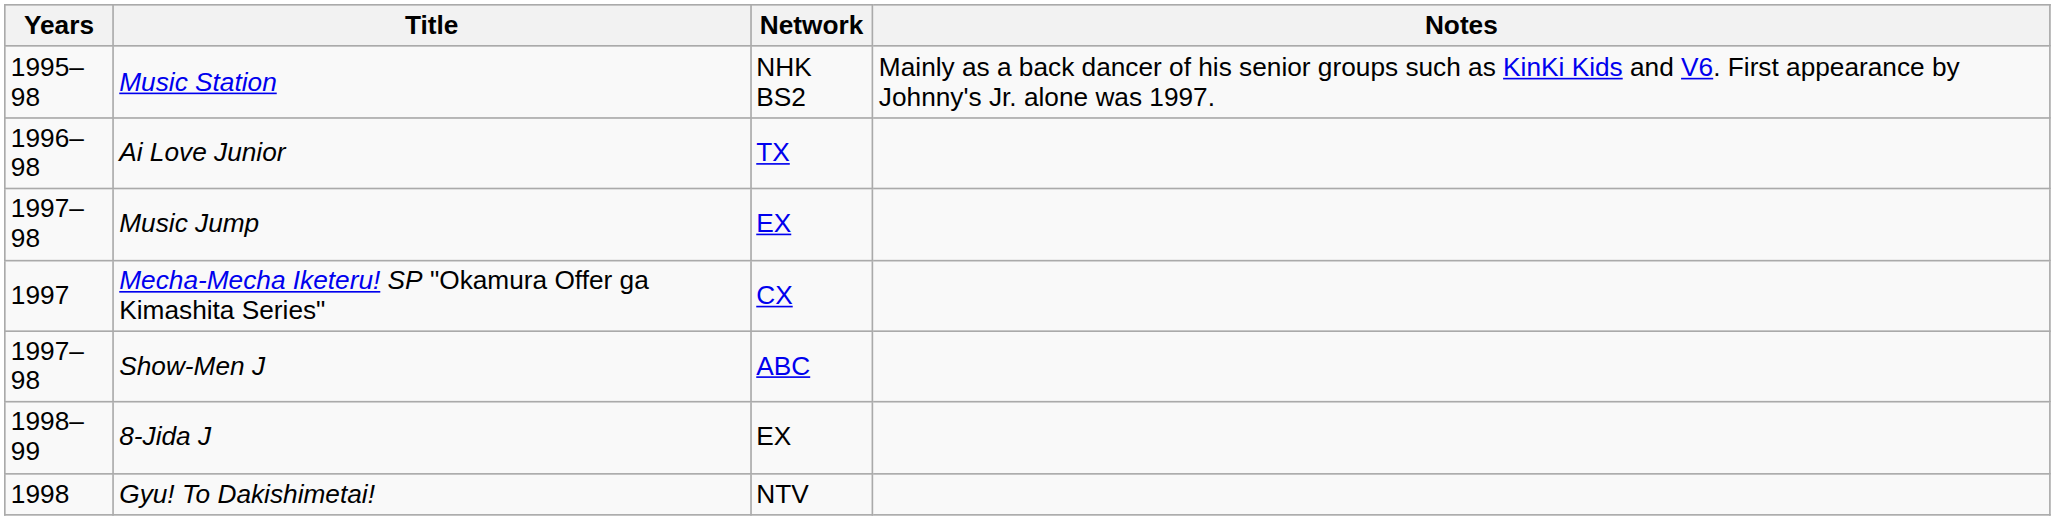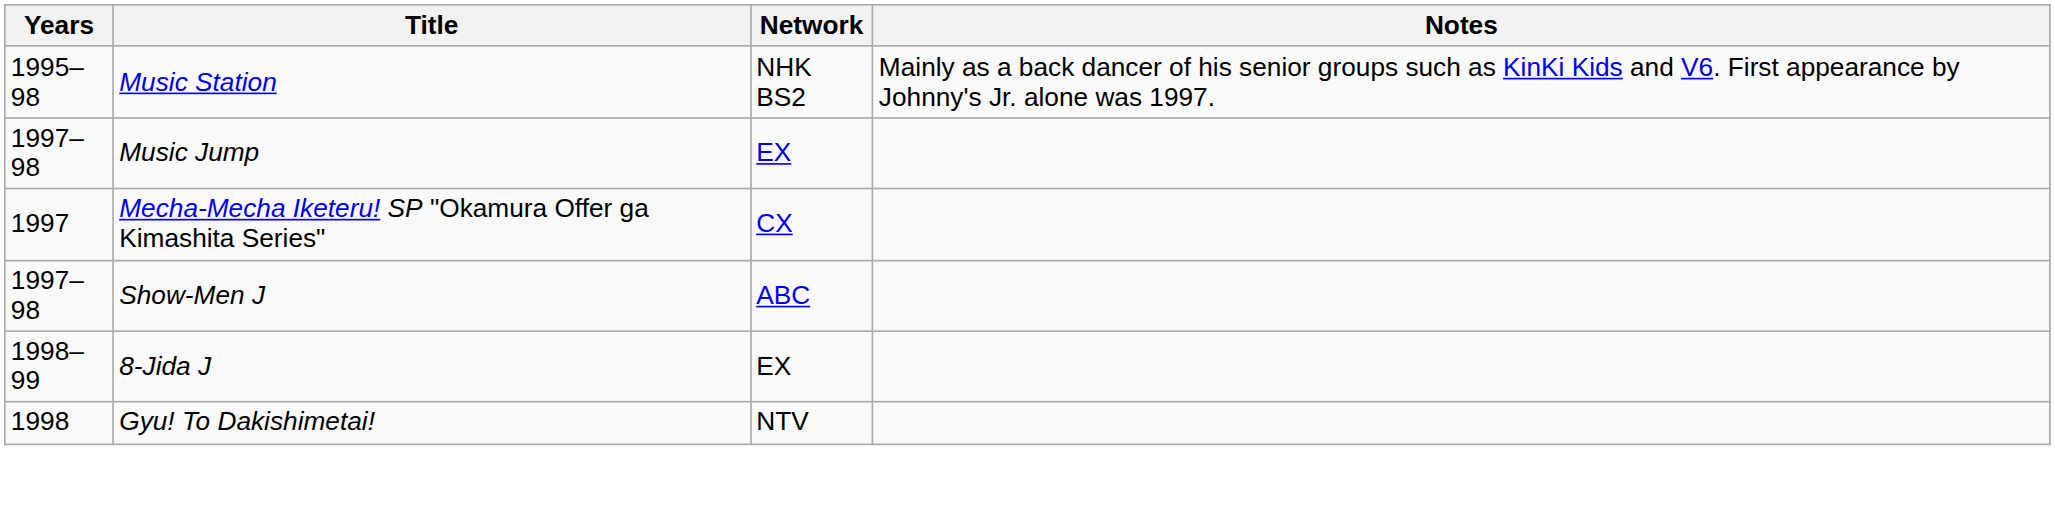- row: (202, 152)
